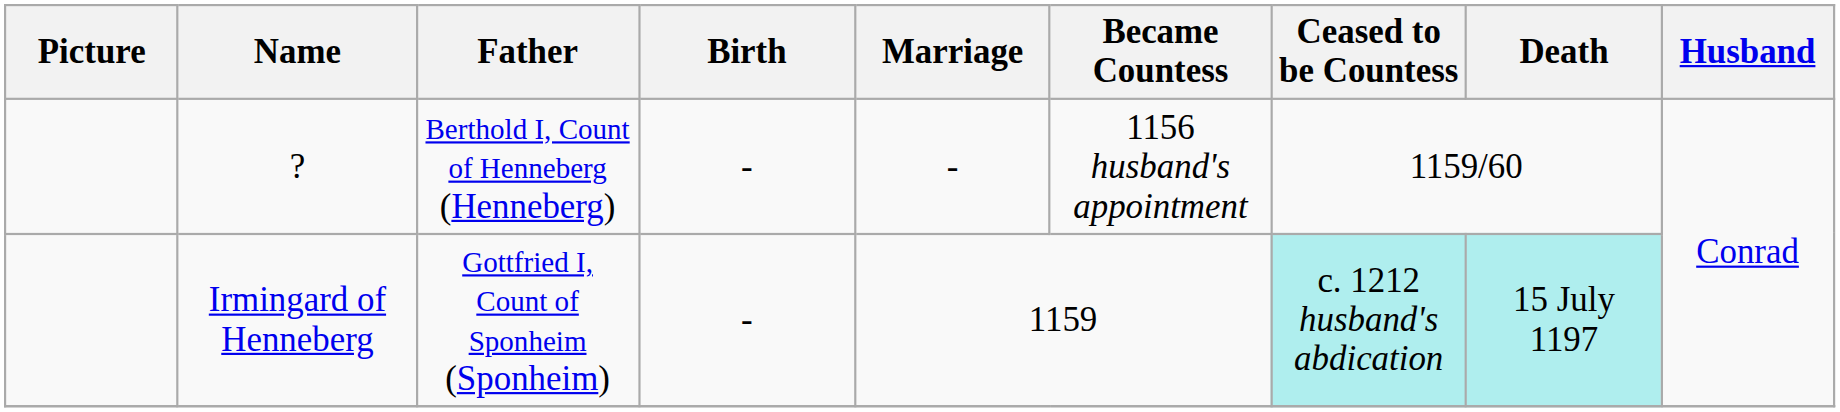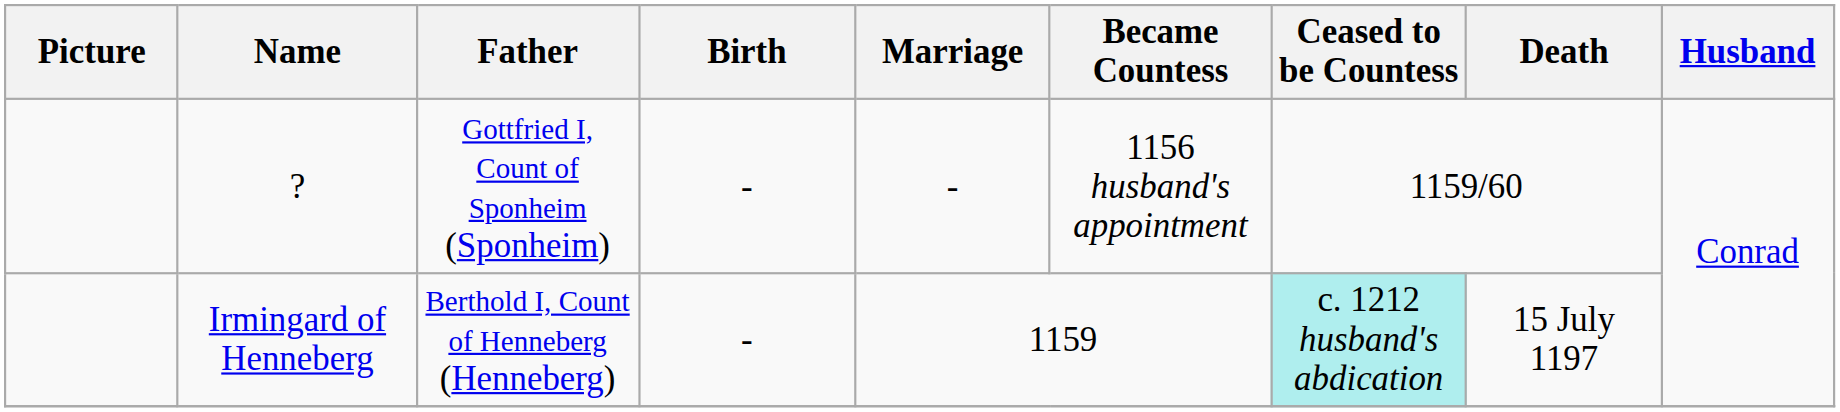(528, 168) Berthold I, Count of Henneberg (Henneberg) -> (528, 187) Gottfried I, Count of Sponheim (Sponheim)
(528, 321) Gottfried I, Count of Sponheim (Sponheim) -> (528, 341) Berthold I, Count of Henneberg (Henneberg)
(1564, 319) paleturquoise background -> (1564, 338) no background
